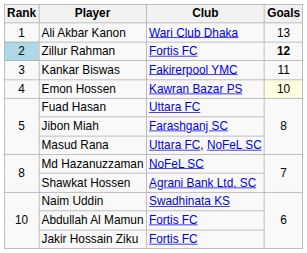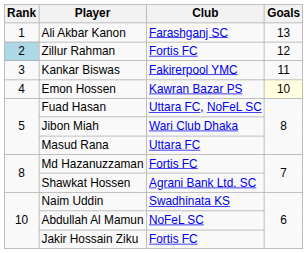(194, 32) Wari Club Dhaka -> (188, 32) Farashganj SC
(284, 51) bold -> (284, 51) normal
(175, 107) Uttara FC -> (205, 107) Uttara FC, NoFeL SC
(188, 126) Farashganj SC -> (194, 126) Wari Club Dhaka
(205, 145) Uttara FC, NoFeL SC -> (175, 145) Uttara FC
(176, 164) NoFeL SC -> (173, 164) Fortis FC
(173, 220) Fortis FC -> (176, 220) NoFeL SC
